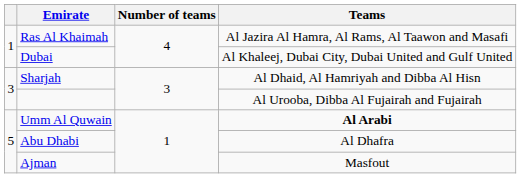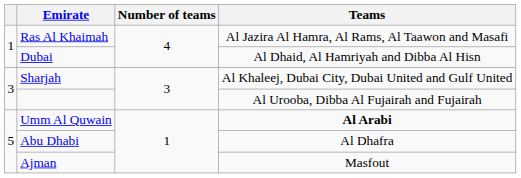(367, 57) Al Khaleej, Dubai City, Dubai United and Gulf United -> (367, 57) Al Dhaid, Al Hamriyah and Dibba Al Hisn
(367, 78) Al Dhaid, Al Hamriyah and Dibba Al Hisn -> (367, 78) Al Khaleej, Dubai City, Dubai United and Gulf United
